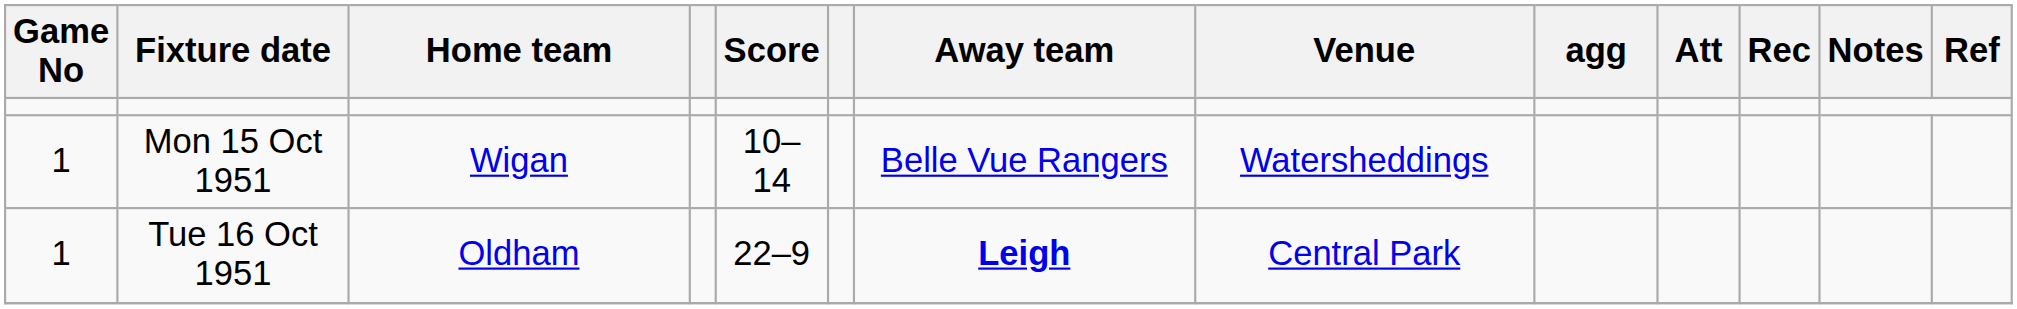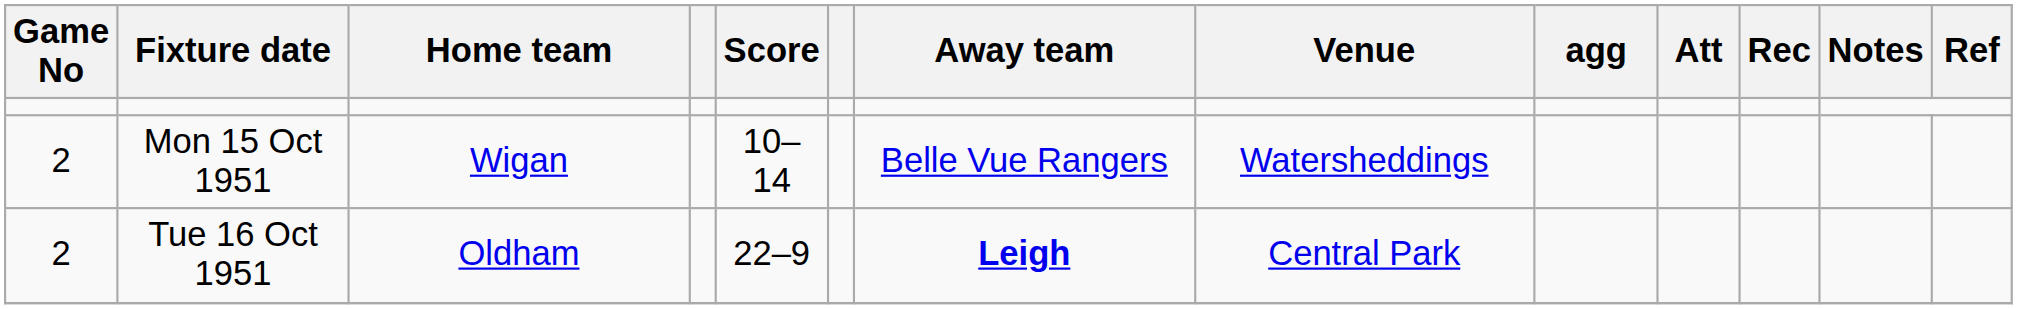(61, 160) 1 -> (61, 160) 2
(61, 254) 1 -> (61, 254) 2
